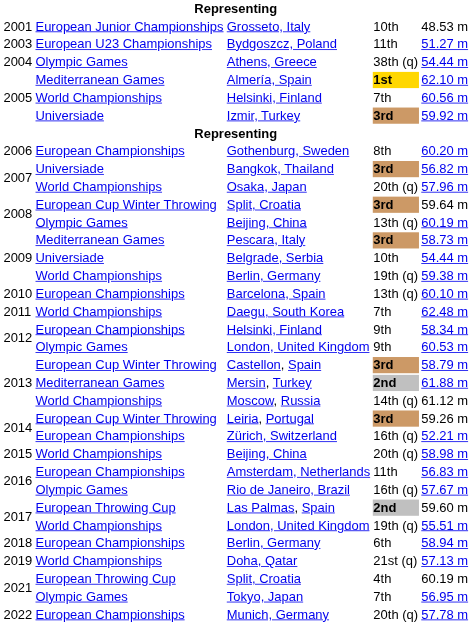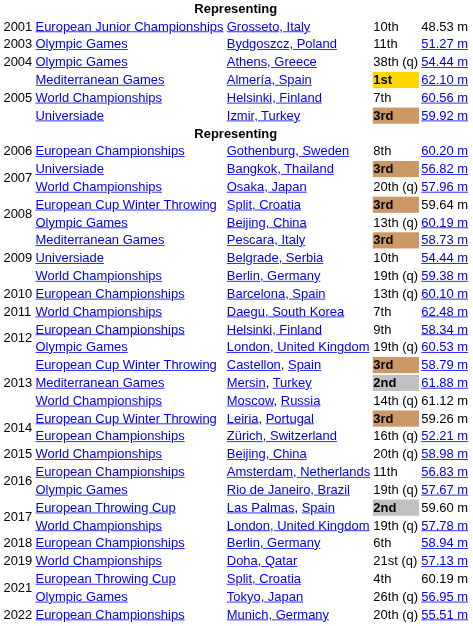(124, 44) European U23 Championships -> (82, 44) Olympic Games
(382, 347) 9th -> (396, 347) 19th (q)
(396, 489) 16th (q) -> (396, 489) 19th (q)
(445, 525) 55.51 m -> (445, 525) 57.78 m
(382, 596) 7th -> (396, 596) 26th (q)
(445, 614) 57.78 m -> (445, 614) 55.51 m
